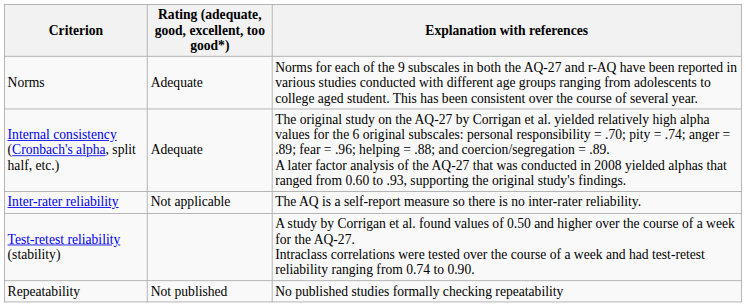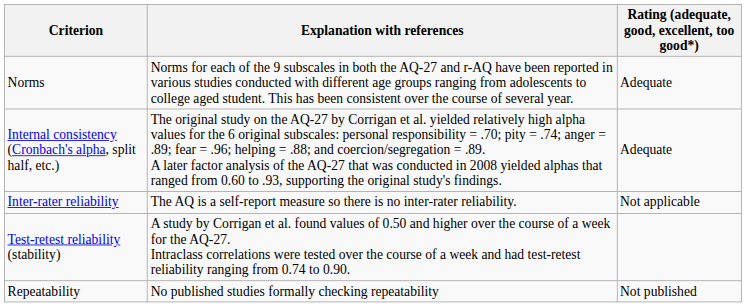columns swapped: (210, 30) <-> (507, 30)
